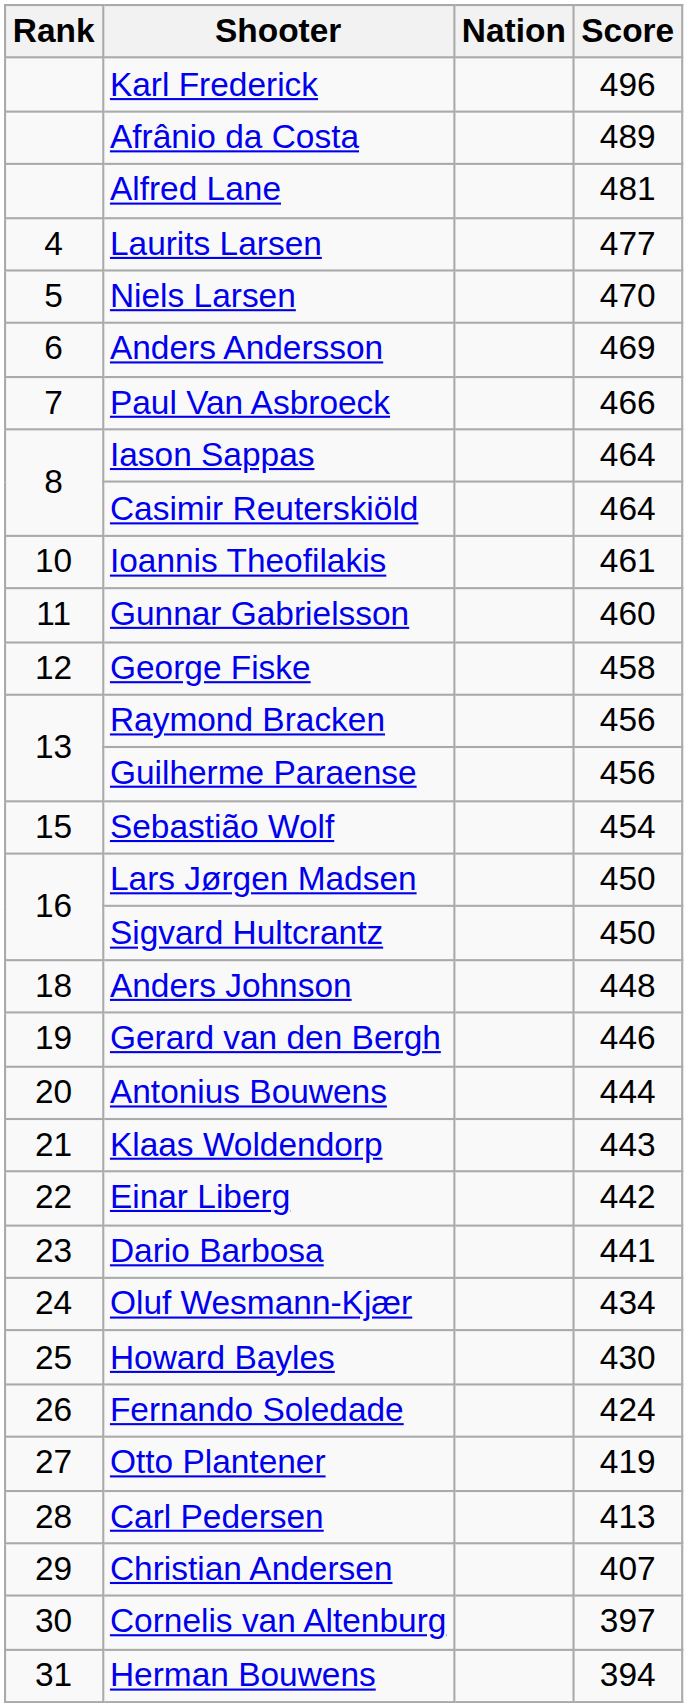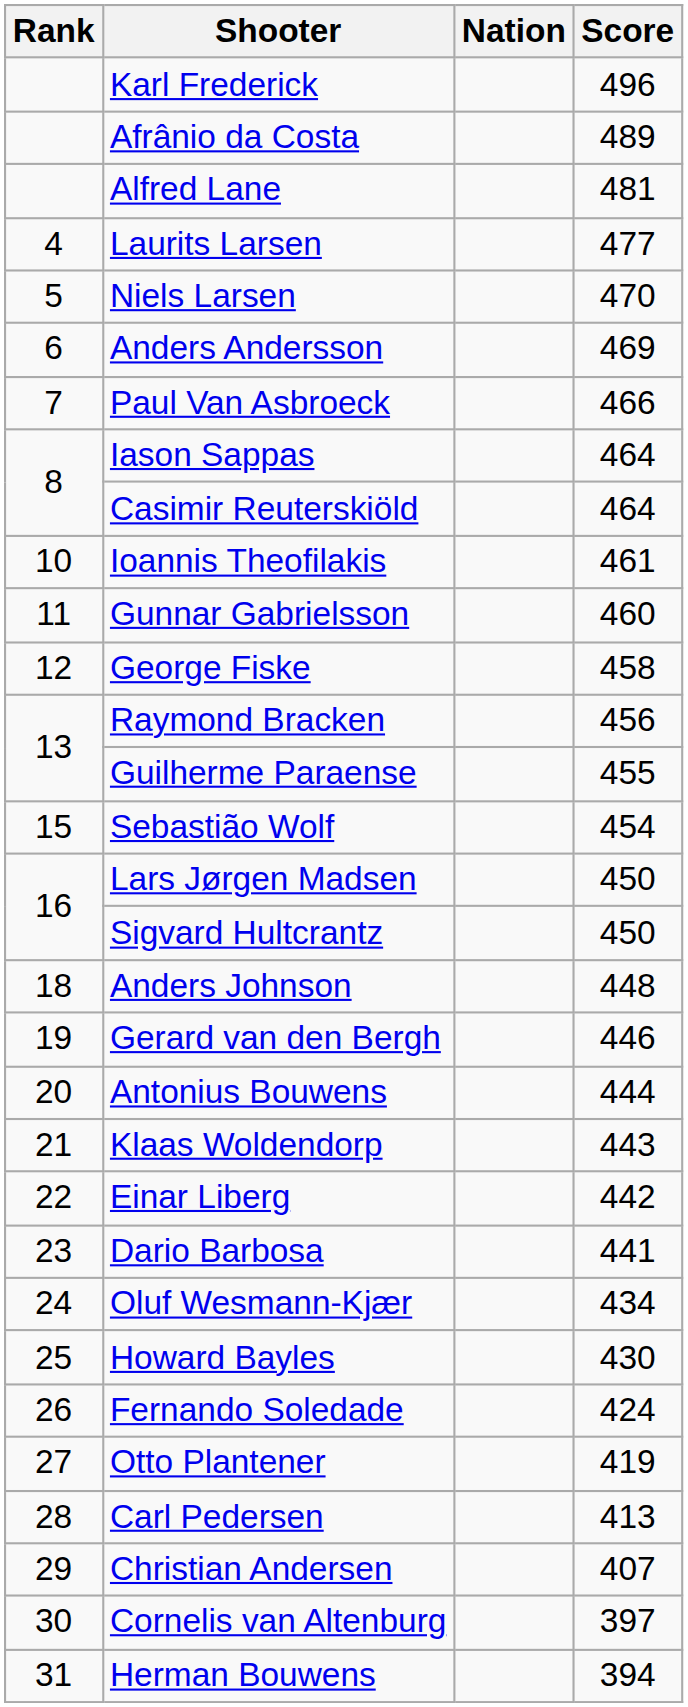(628, 773) 456 -> (628, 773) 455
